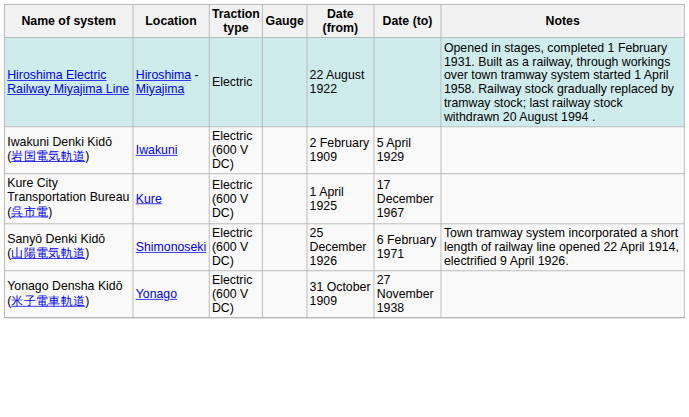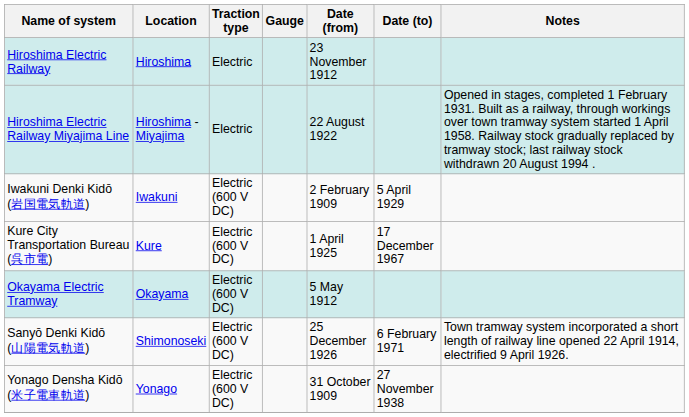+ row: (57, 61)
+ row: (55, 294)
